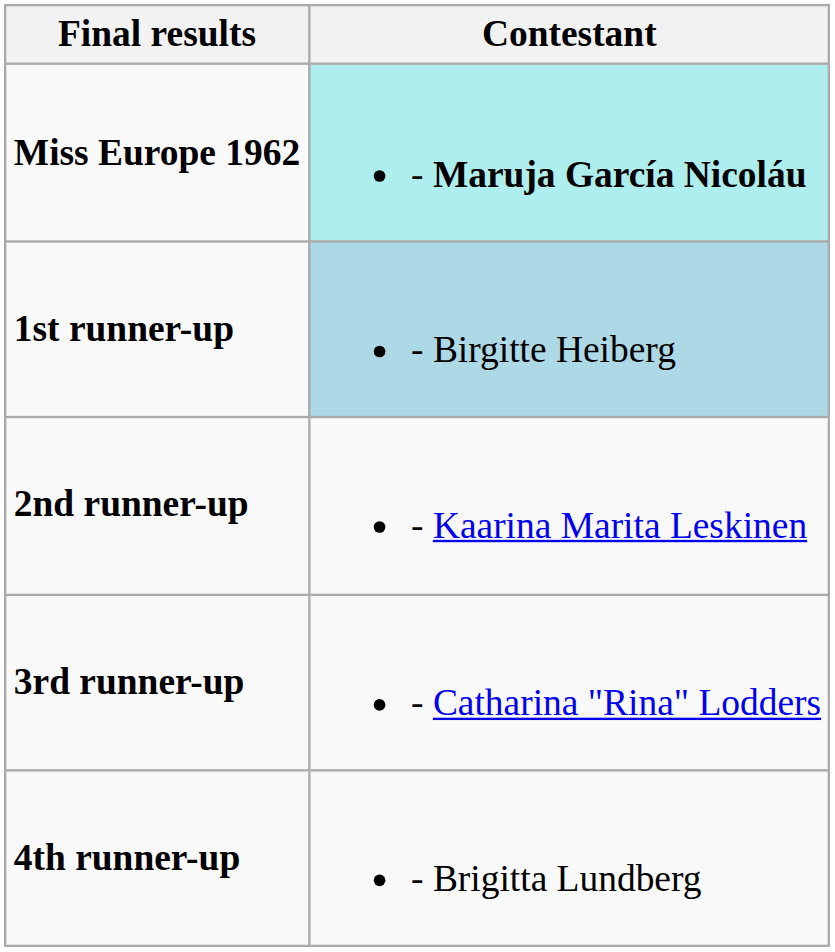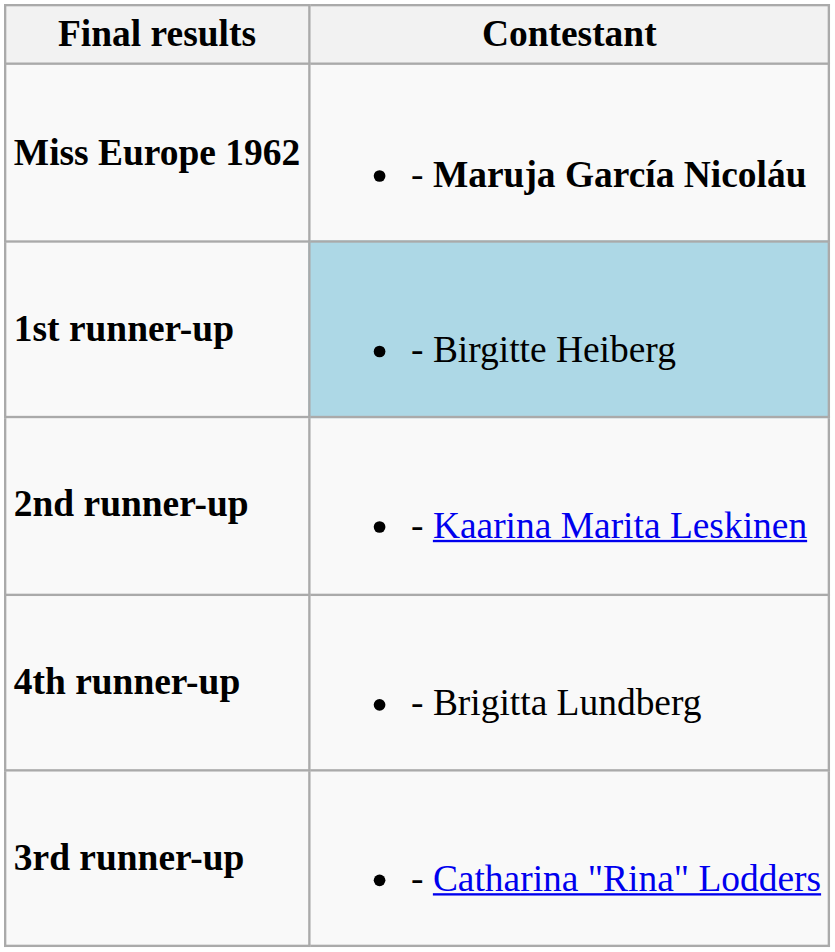(569, 174) paleturquoise background -> (569, 174) no background
rows swapped: (129, 681) <-> (127, 857)
